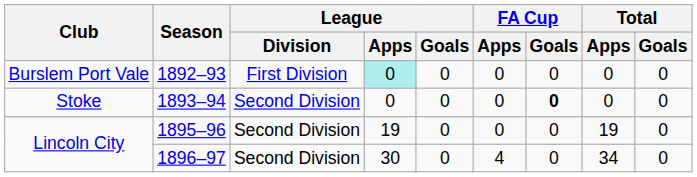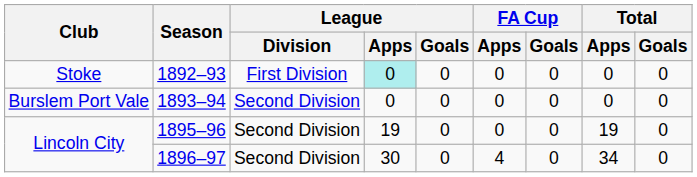(79, 74) Burslem Port Vale -> (79, 74) Stoke
(79, 102) Stoke -> (79, 102) Burslem Port Vale
(554, 102) bold -> (554, 102) normal
